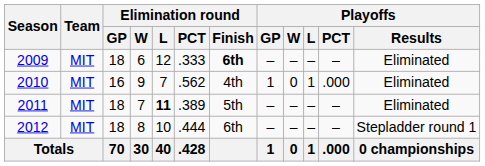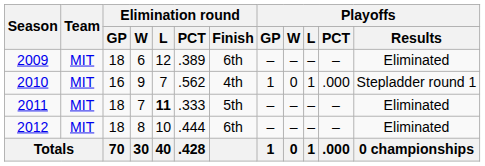(192, 60) .333 -> (192, 60) .389
(233, 60) bold -> (233, 60) normal
(416, 82) Eliminated -> (416, 82) Stepladder round 1
(192, 104) .389 -> (192, 104) .333
(416, 127) Stepladder round 1 -> (416, 127) Eliminated
